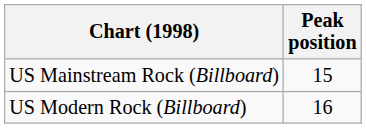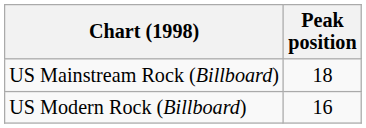(322, 75) 15 -> (322, 75) 18
